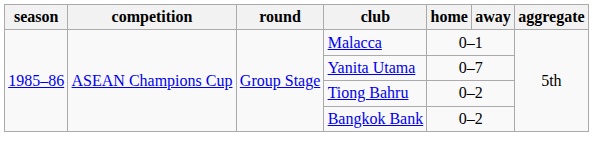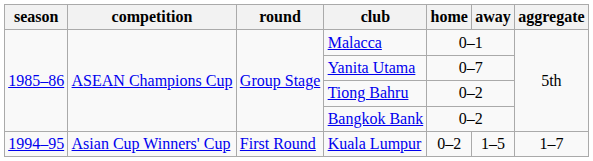+ row: (375, 144)
